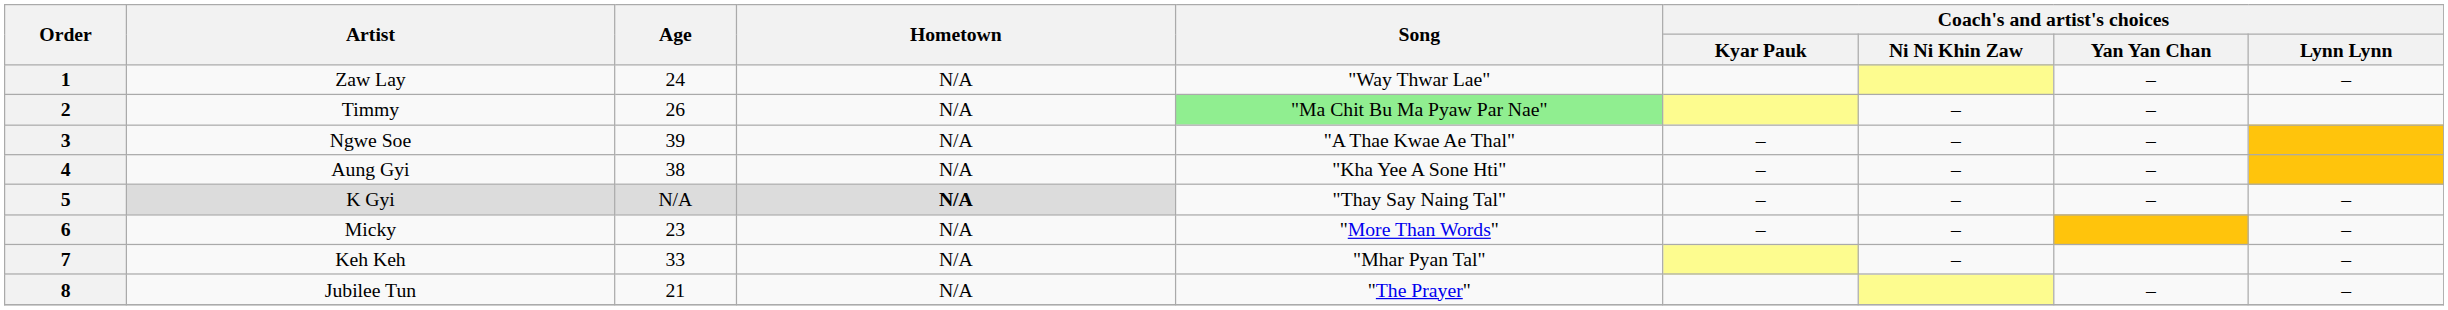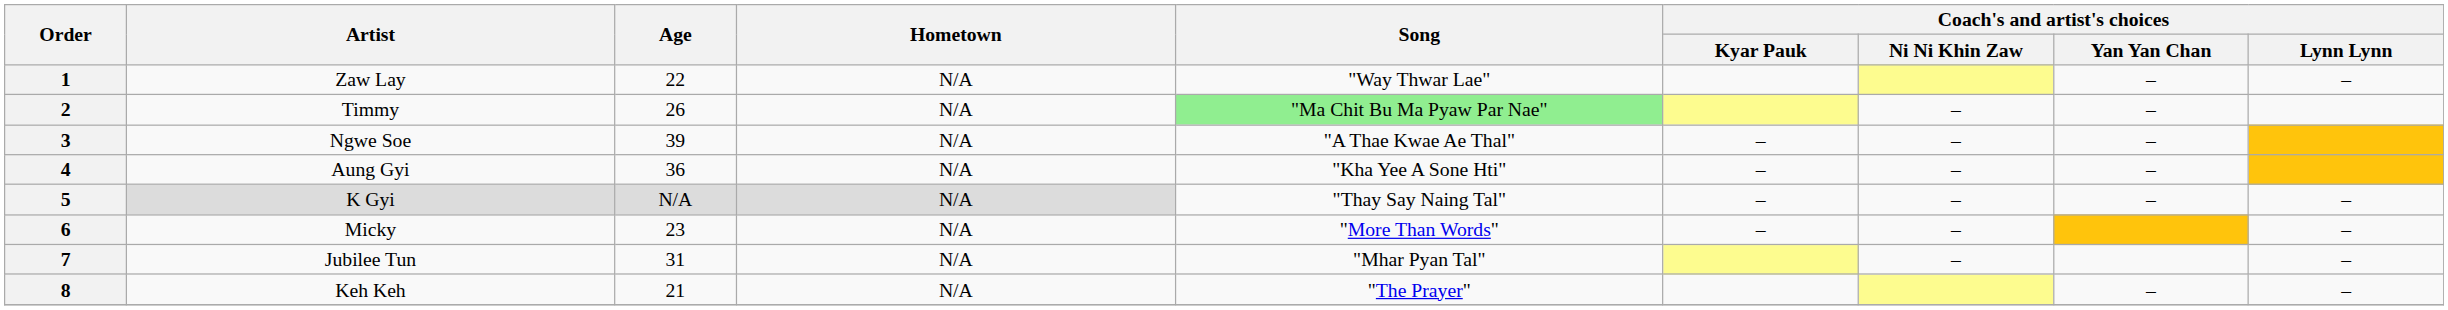(675, 80) 24 -> (675, 80) 22
(675, 170) 38 -> (675, 170) 36
(956, 199) bold -> (956, 199) normal
(370, 259) Keh Keh -> (370, 259) Jubilee Tun
(675, 259) 33 -> (675, 259) 31
(370, 289) Jubilee Tun -> (370, 289) Keh Keh
